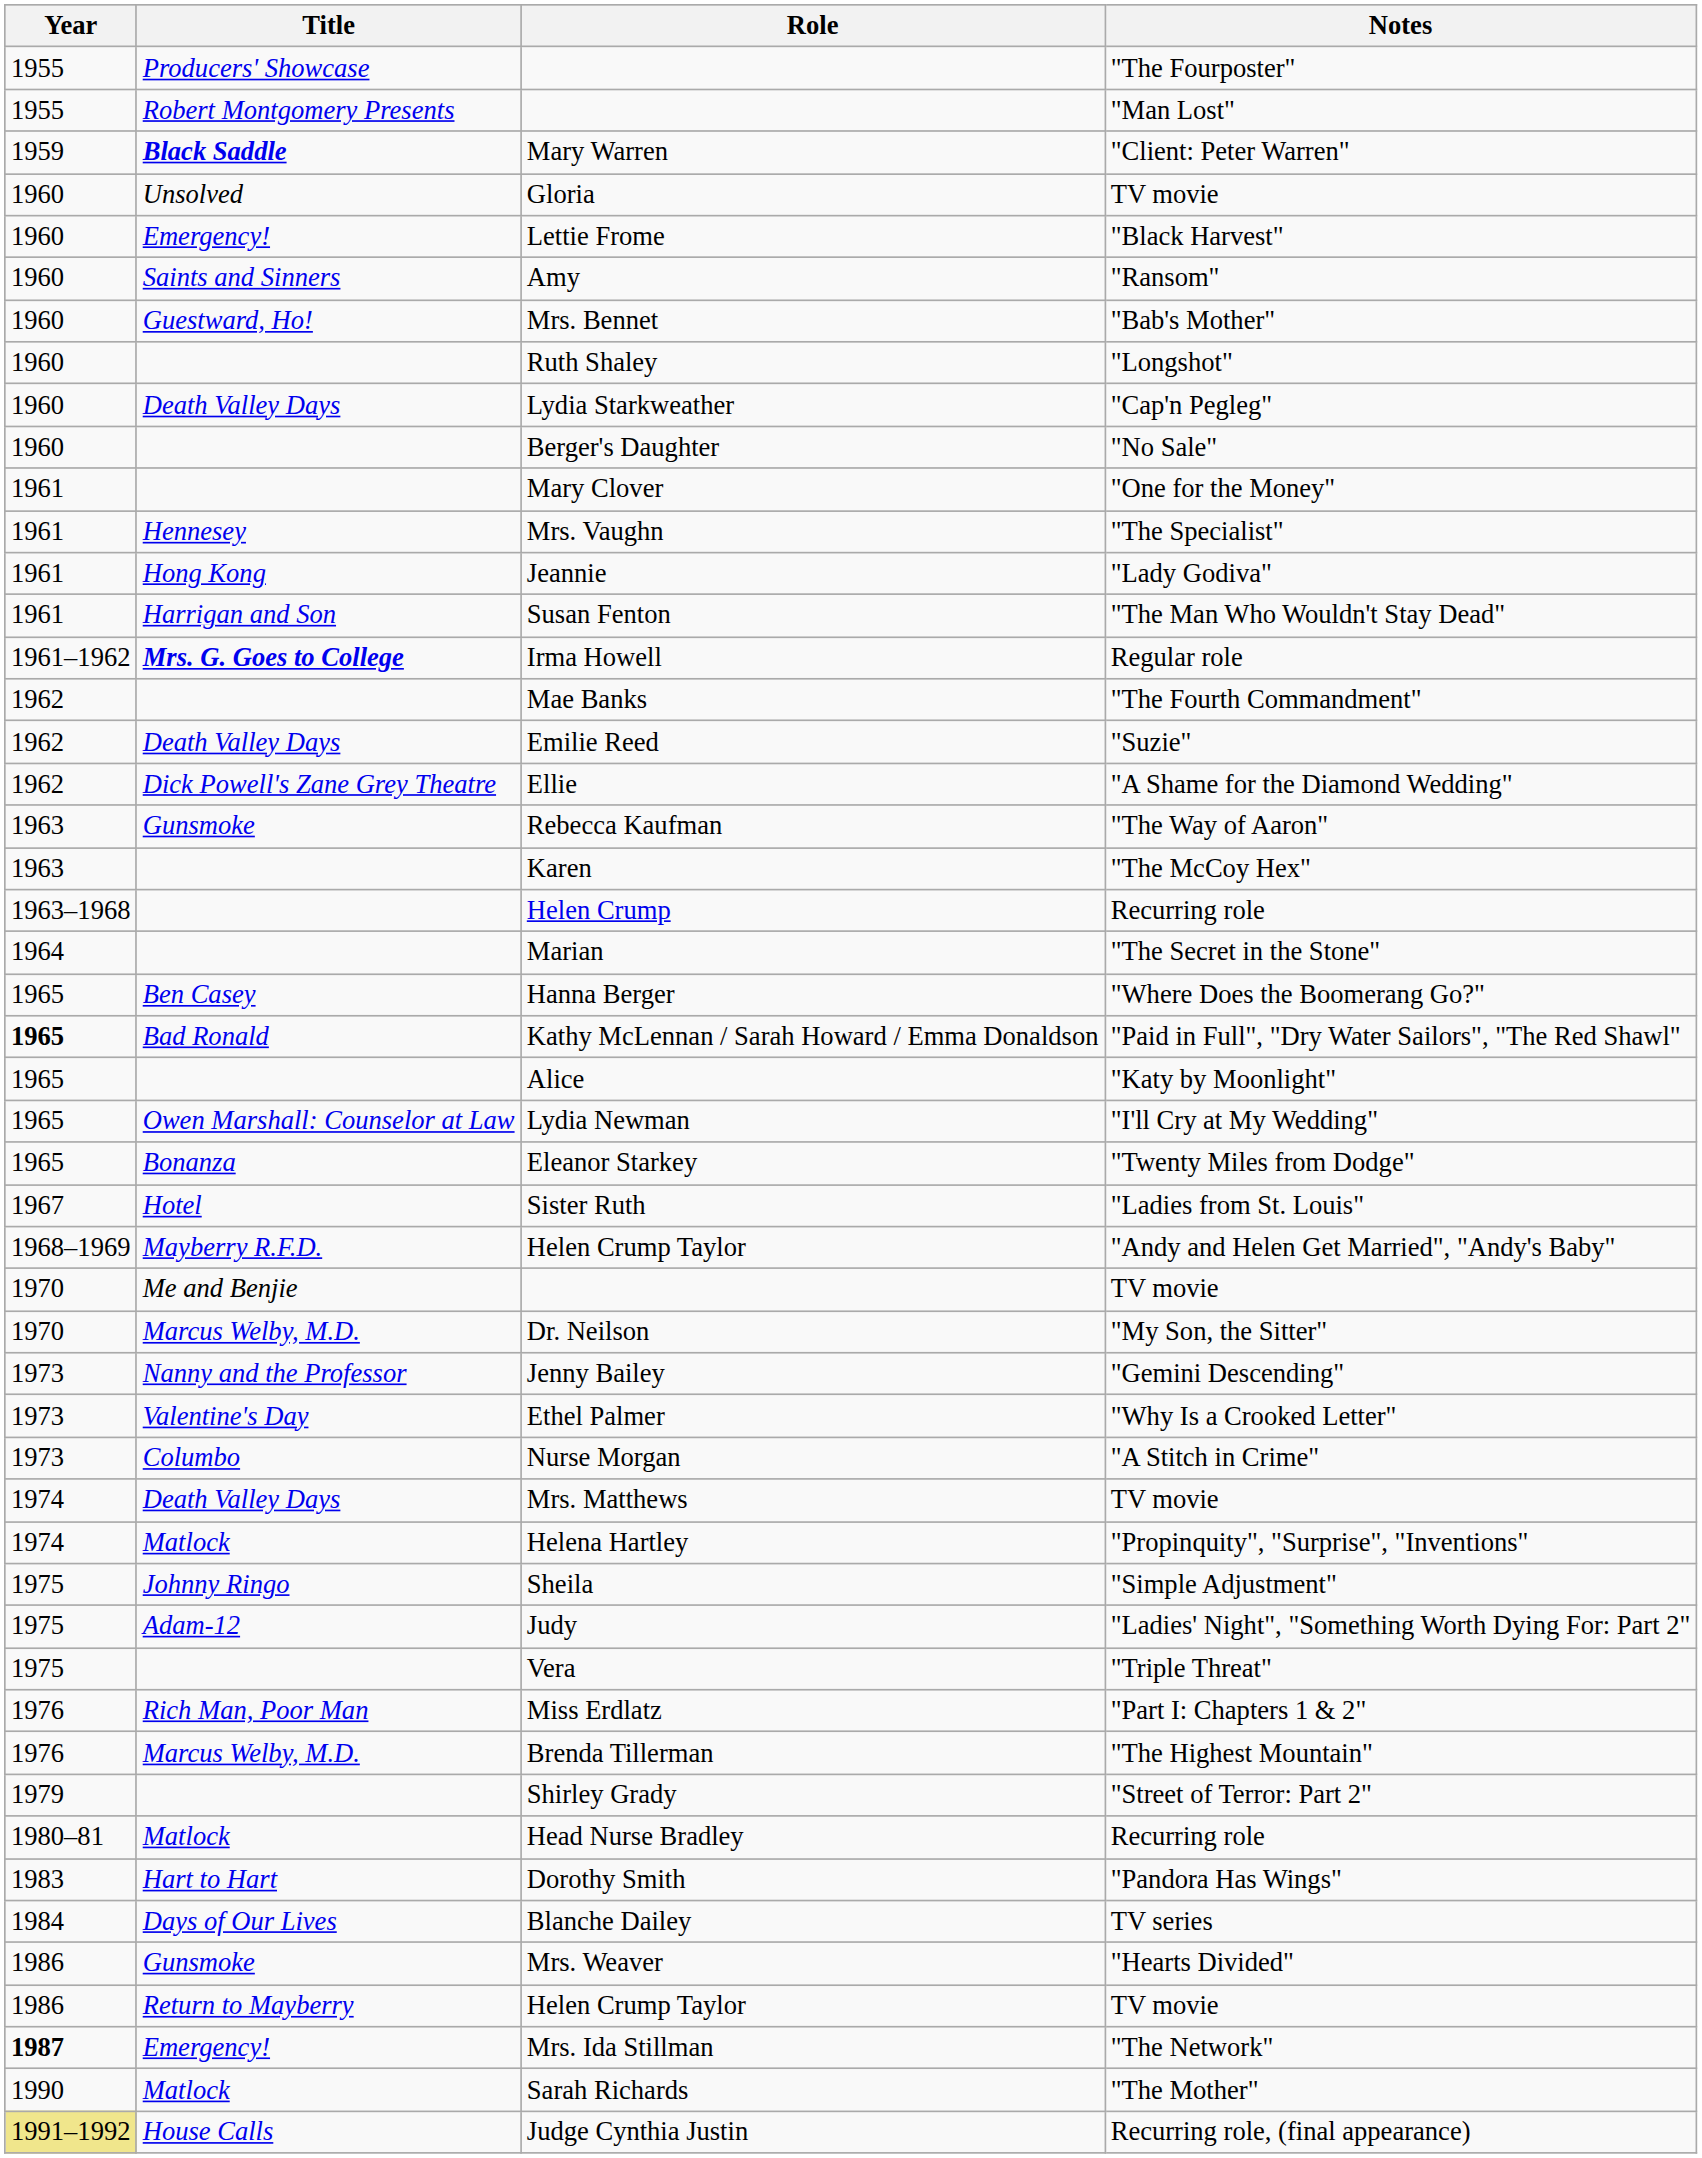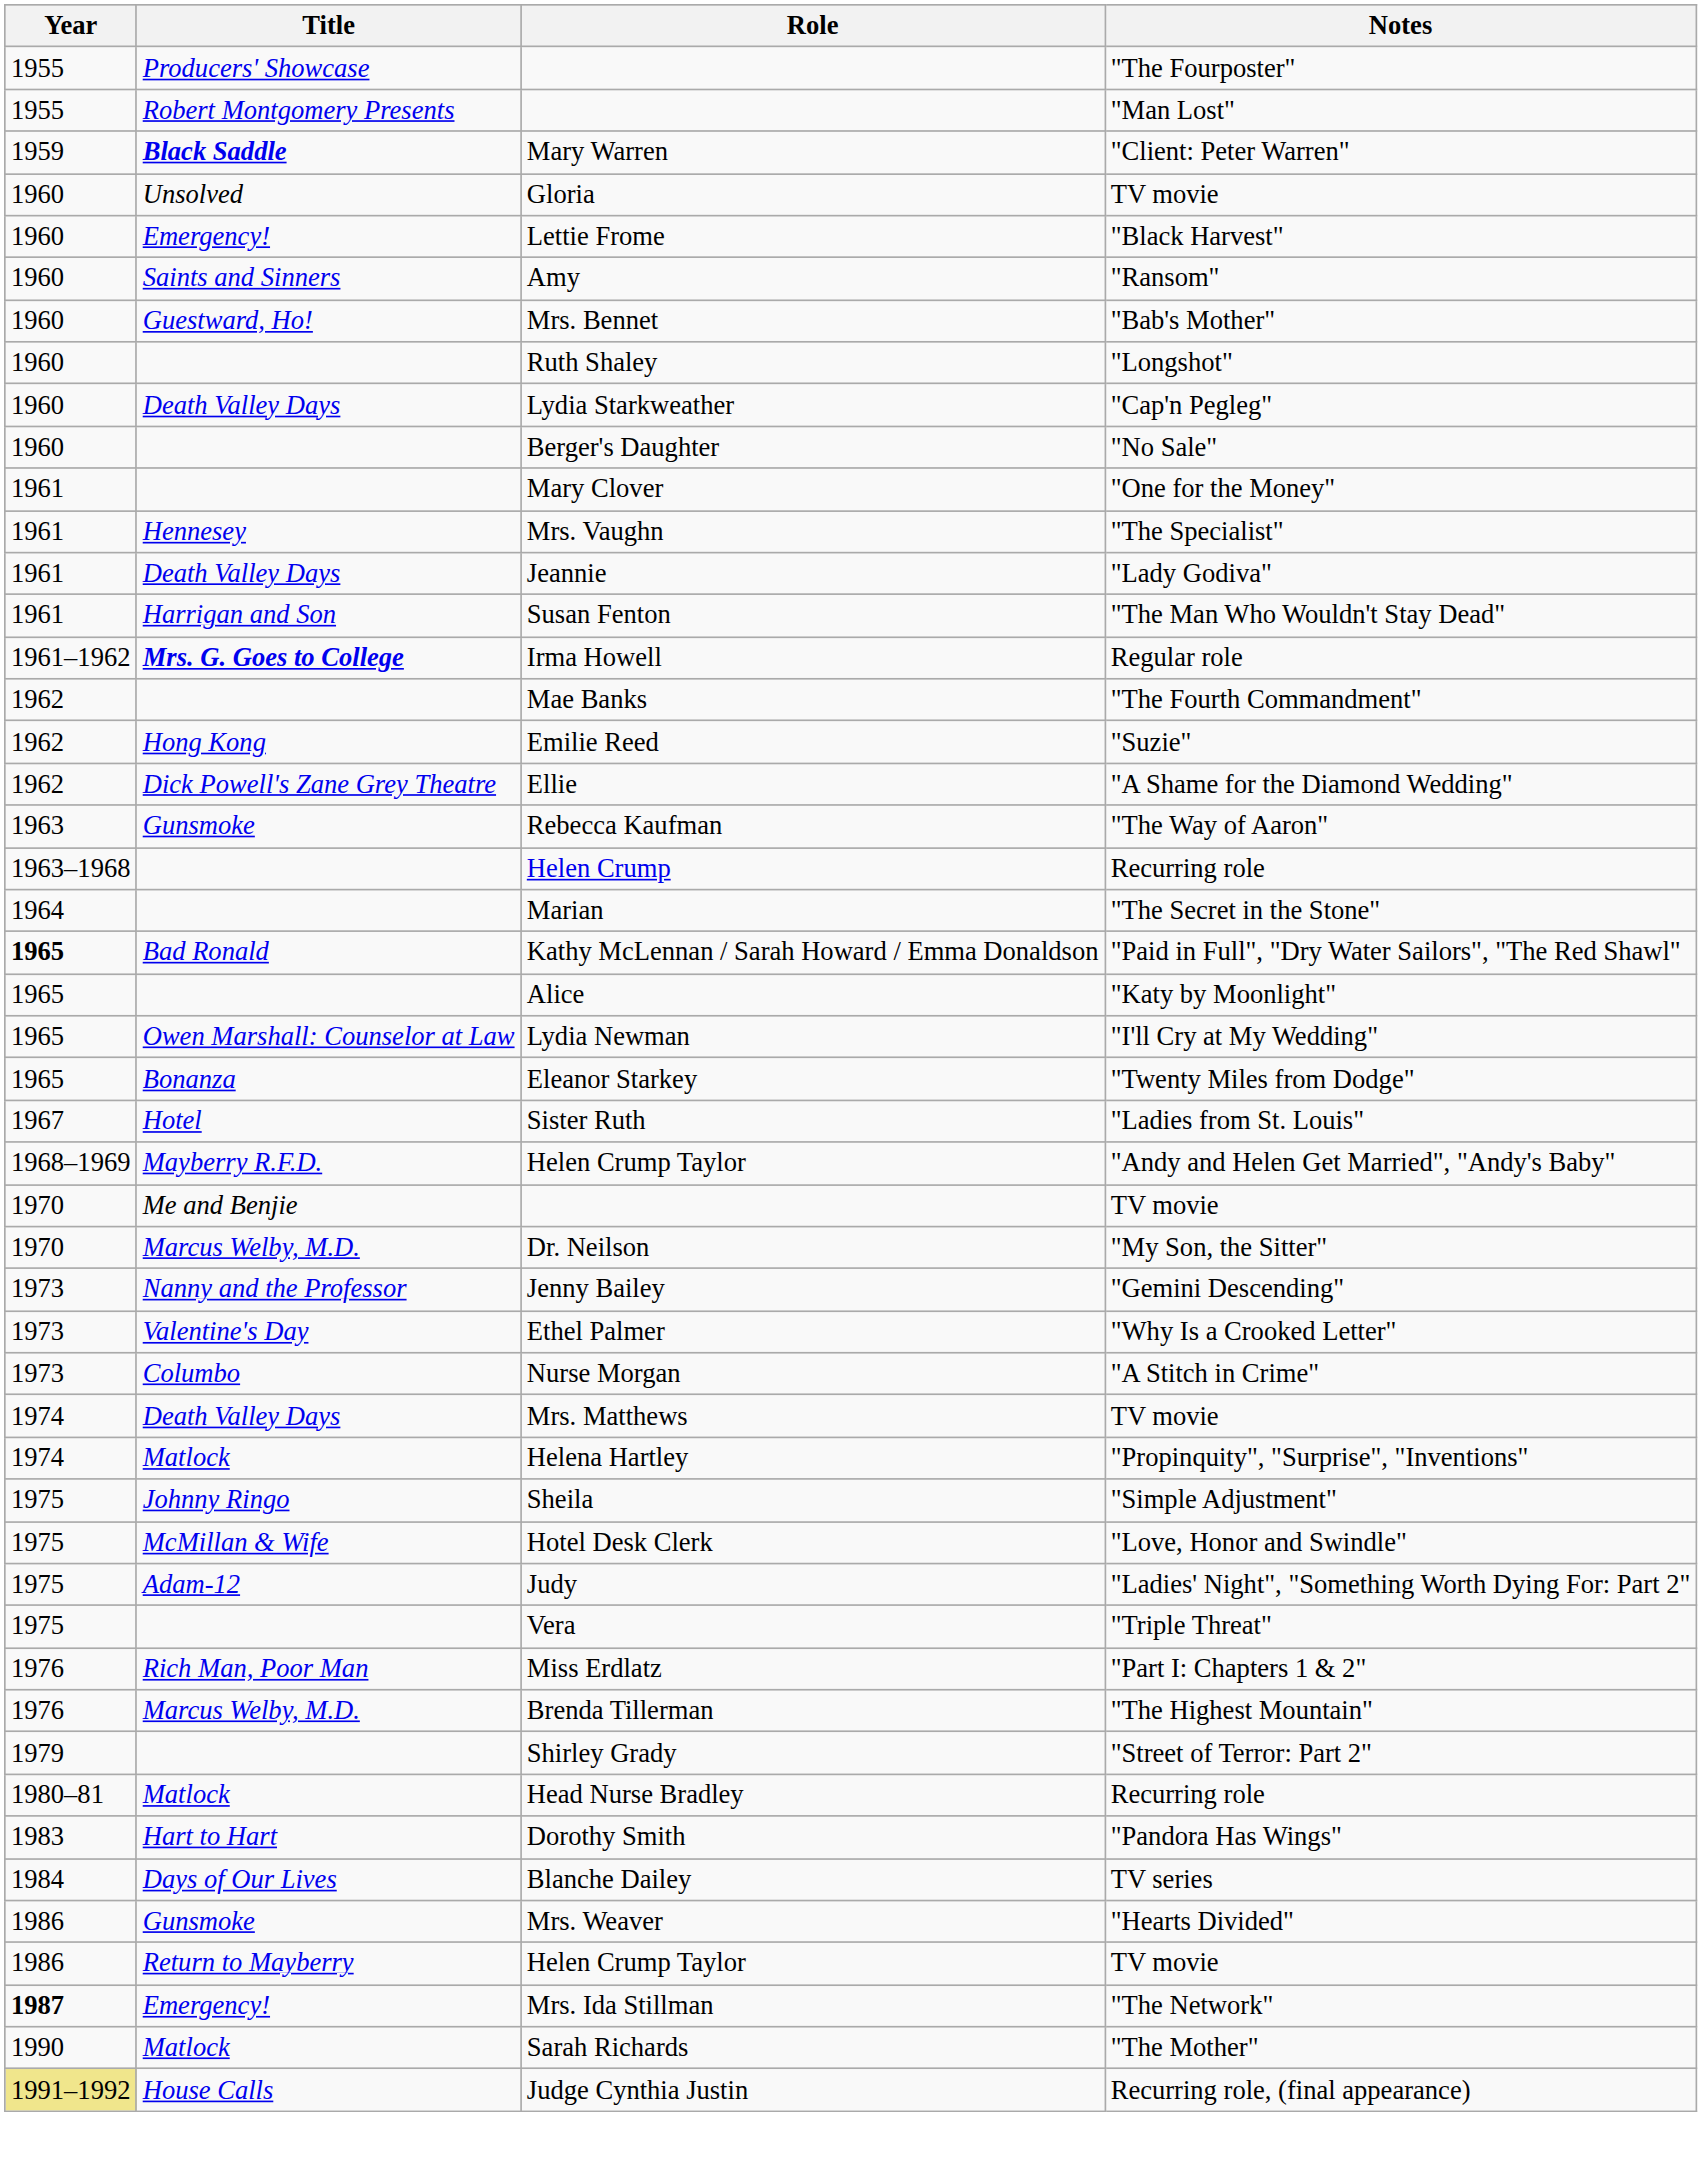(204, 573) Hong Kong -> (242, 573) Death Valley Days
(242, 741) Death Valley Days -> (204, 741) Hong Kong
- row: (559, 868)
- row: (601, 994)
+ row: (620, 1541)
